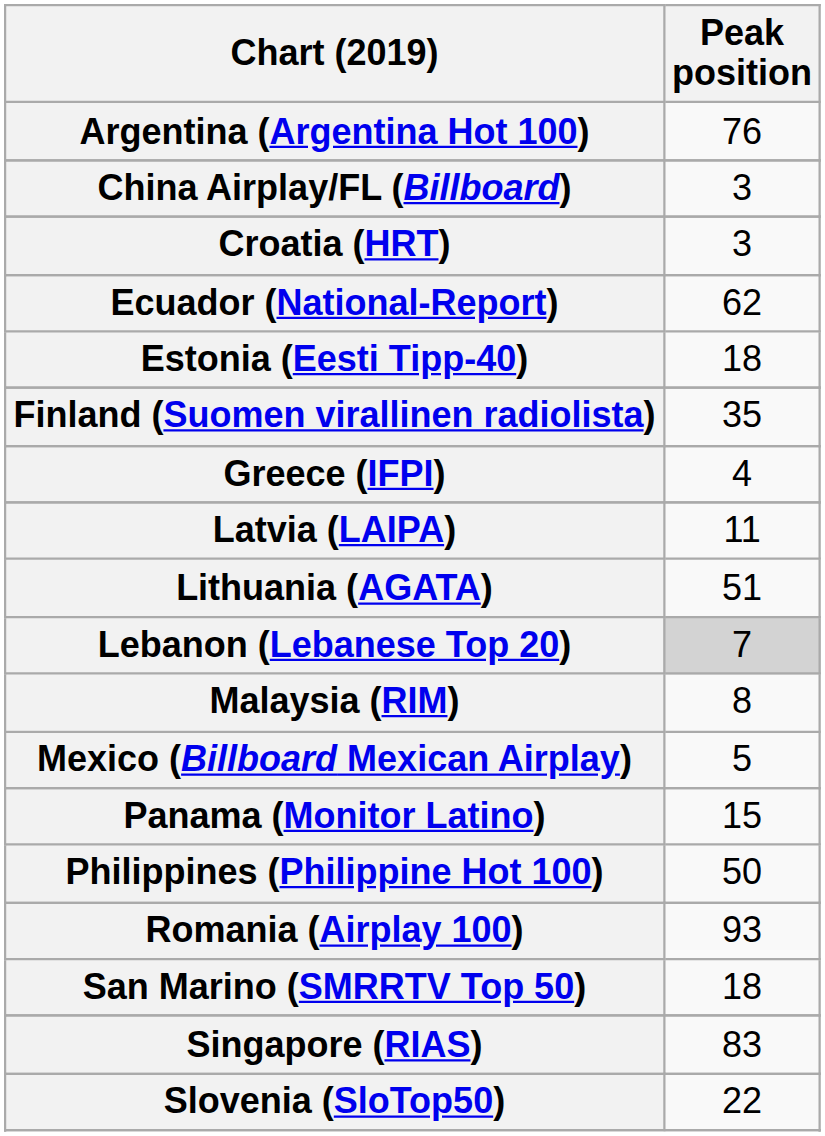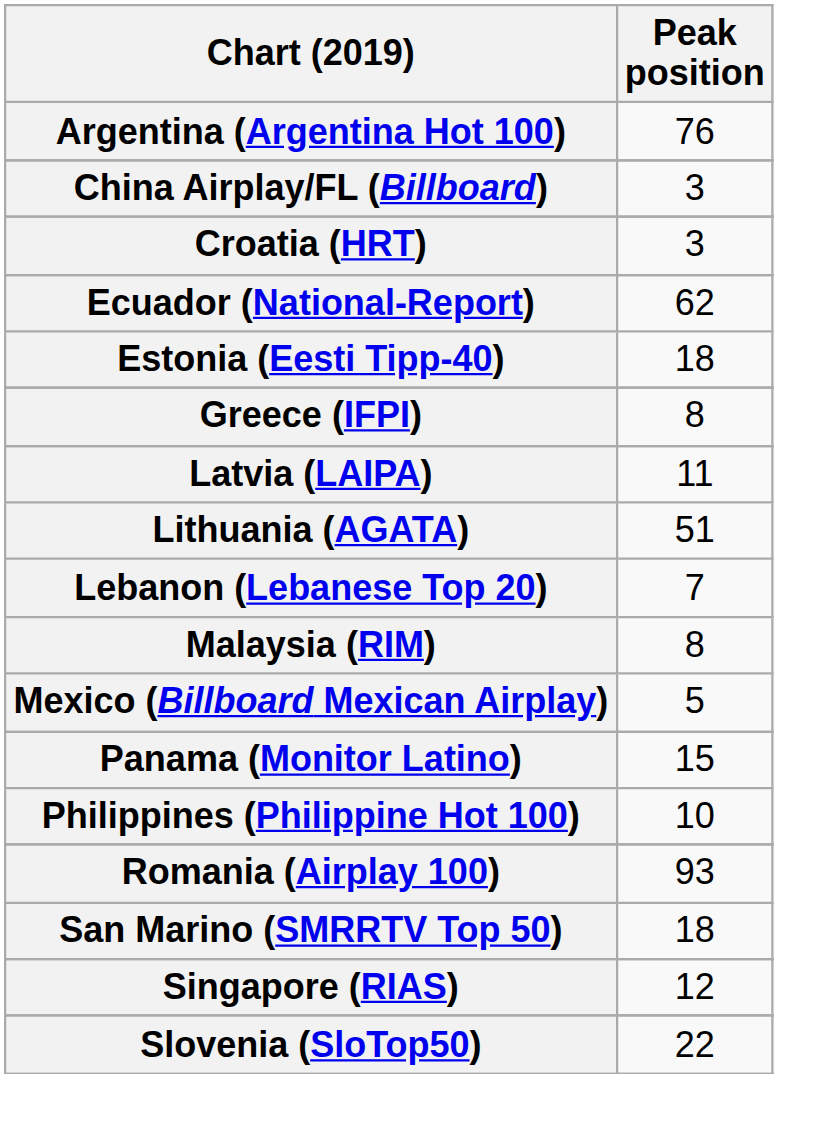- row: (334, 416)
(742, 473) 4 -> (695, 416) 8
(742, 644) lightgrey background -> (695, 587) no background
(742, 872) 50 -> (695, 815) 10
(742, 1044) 83 -> (695, 987) 12
